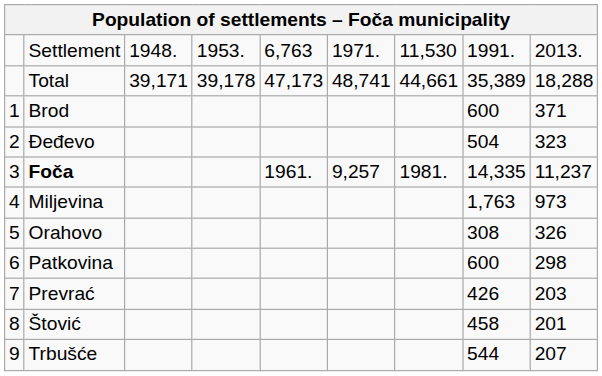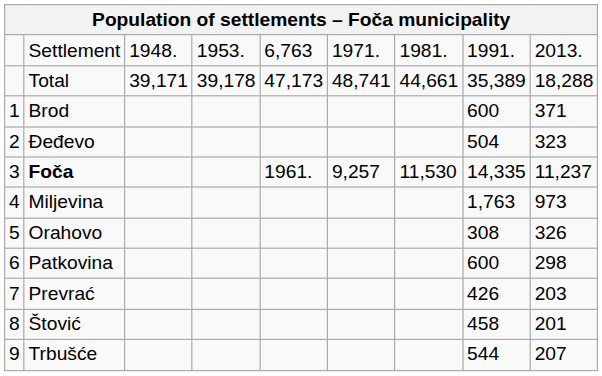(428, 50) 11,530 -> (424, 50) 1981.
(424, 171) 1981. -> (428, 171) 11,530
